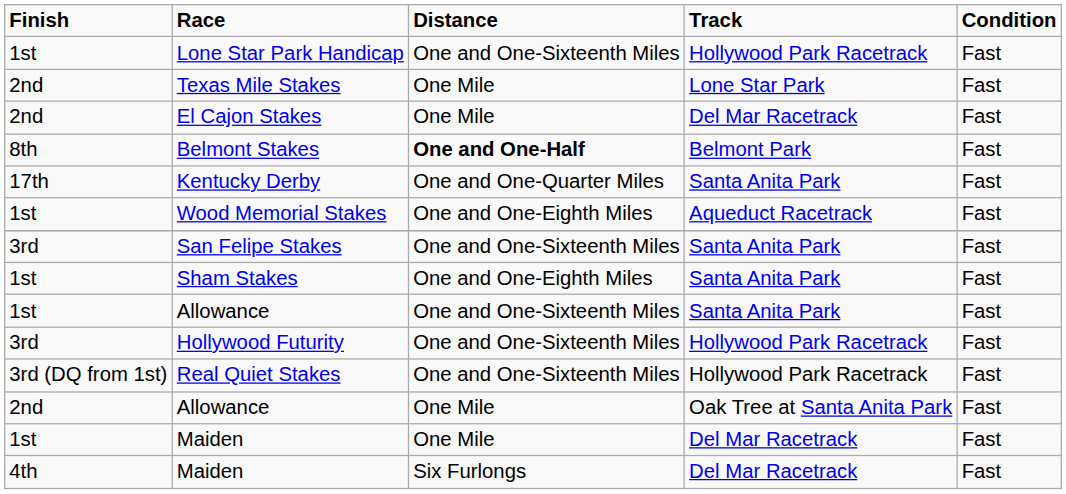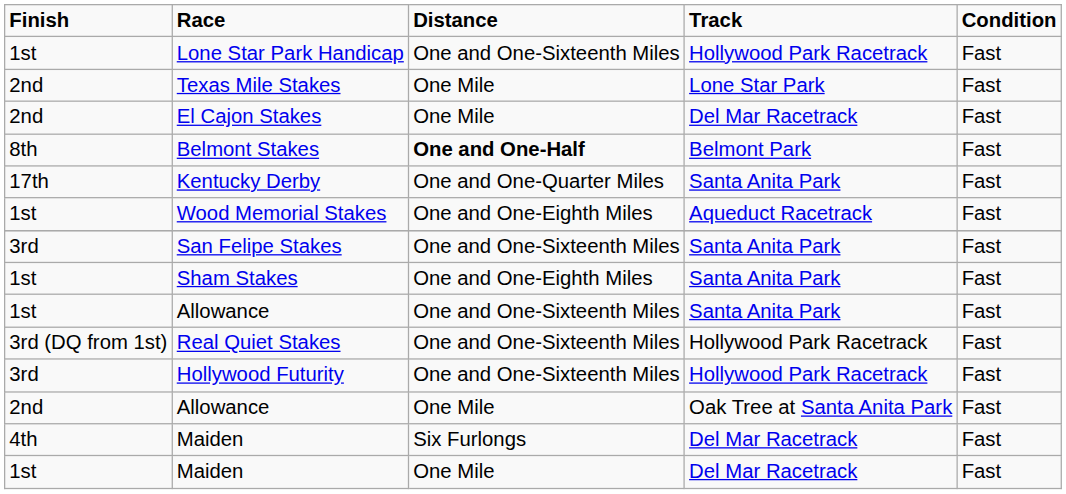rows swapped: (24, 342) <-> (88, 375)
rows swapped: (23, 439) <-> (23, 471)
